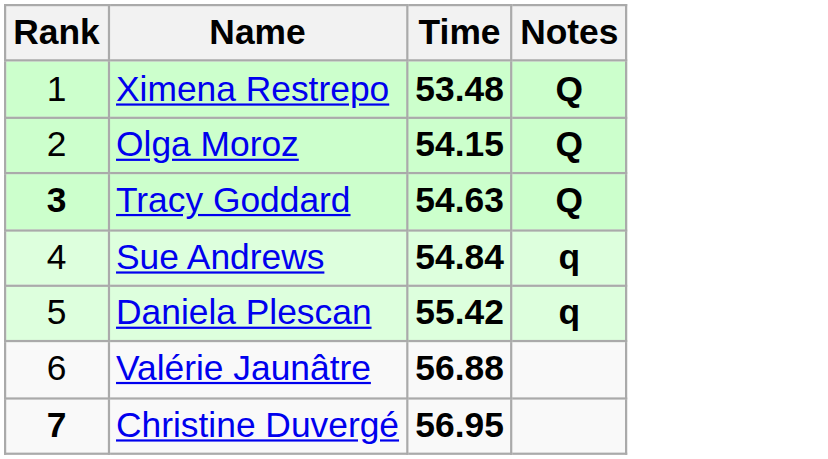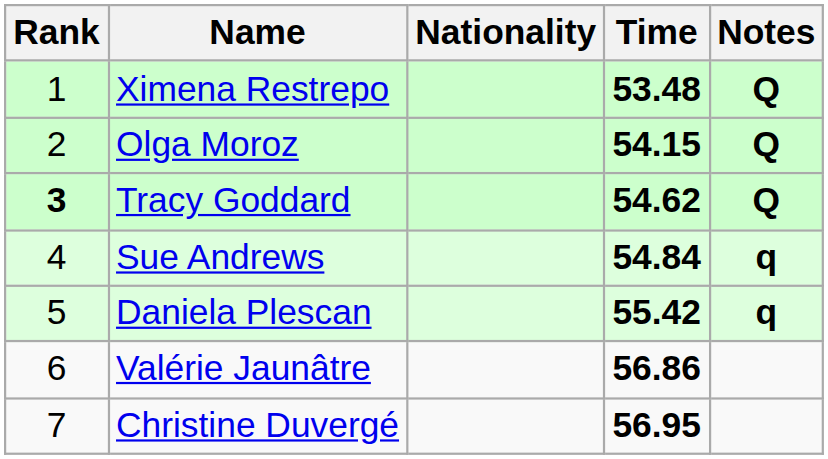+ column: (506, 32)
(460, 200) 54.63 -> (657, 200) 54.62
(460, 369) 56.88 -> (657, 369) 56.86
(56, 425) bold -> (56, 425) normal
